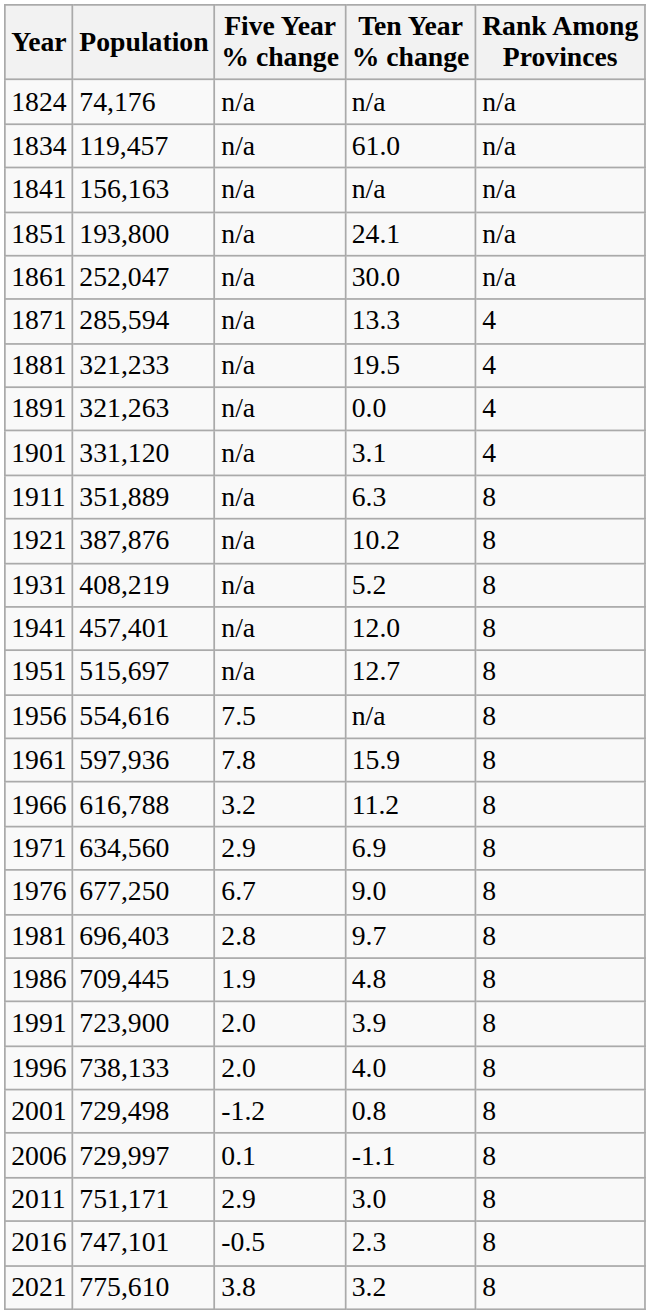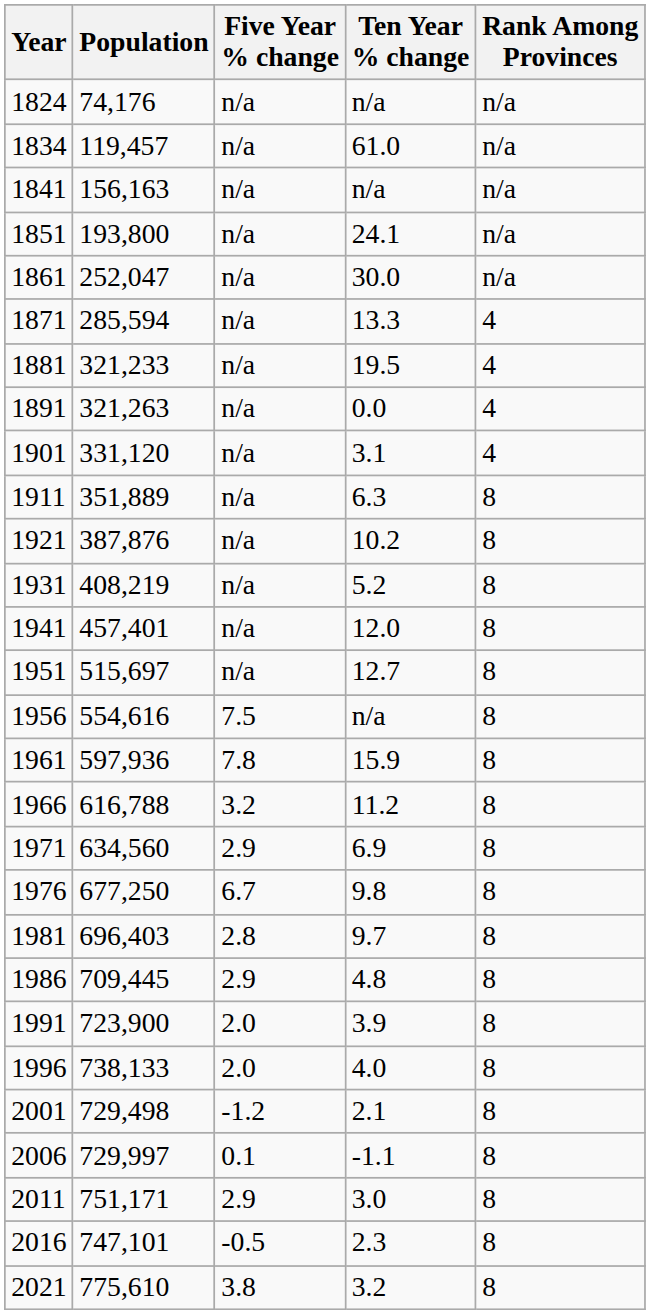(369, 891) 9.0 -> (369, 891) 9.8
(239, 979) 1.9 -> (239, 979) 2.9
(369, 1111) 0.8 -> (369, 1111) 2.1
